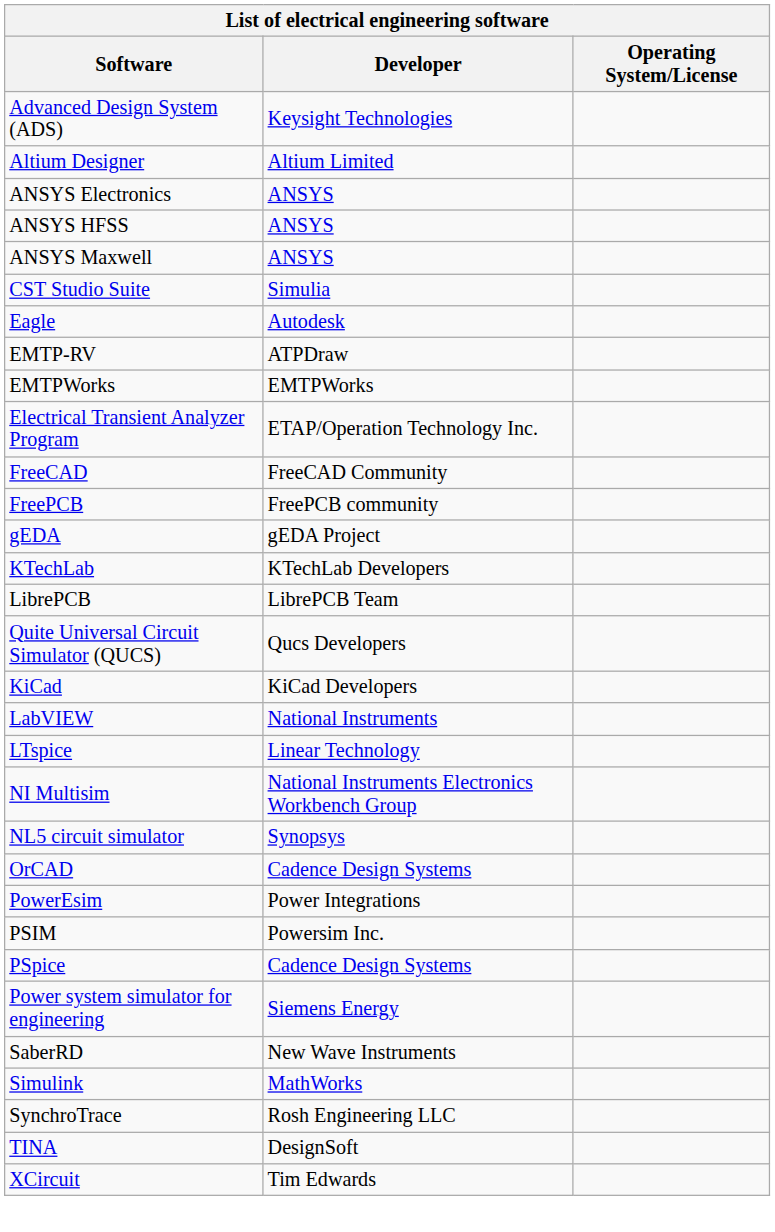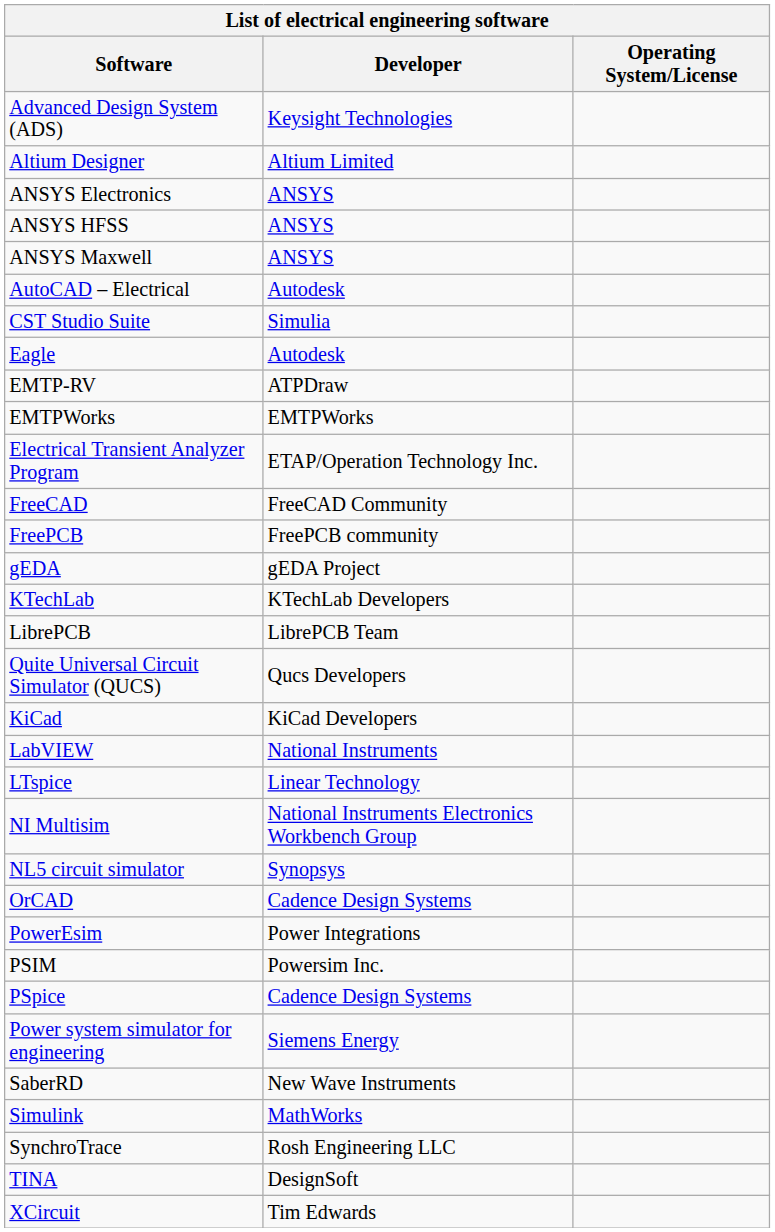+ row: (99, 289)
